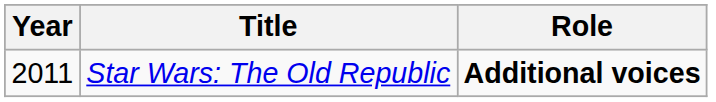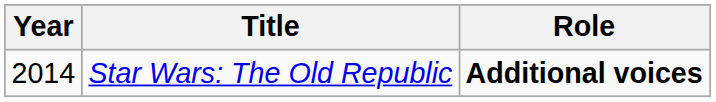(42, 72) 2011 -> (43, 72) 2014
